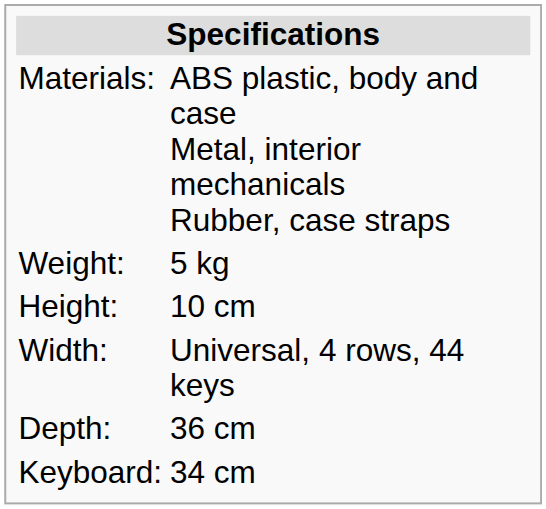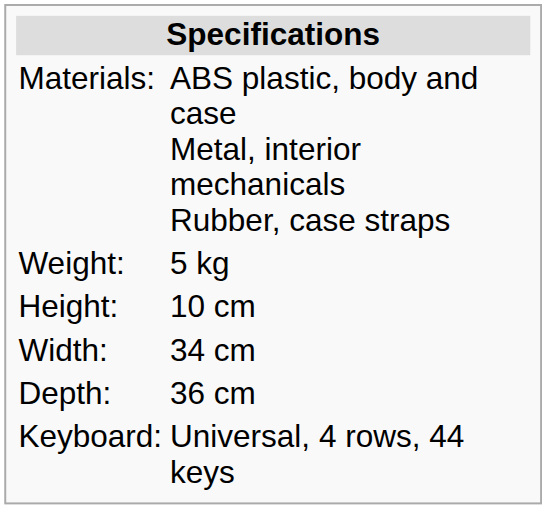(317, 368) Universal, 4 rows, 44 keys -> (213, 350) 34 cm
(213, 472) 34 cm -> (317, 455) Universal, 4 rows, 44 keys
